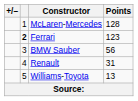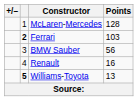(113, 37) 123 -> (113, 37) 103
(110, 63) 31 -> (110, 63) 16
(24, 76) normal -> (24, 76) bold
